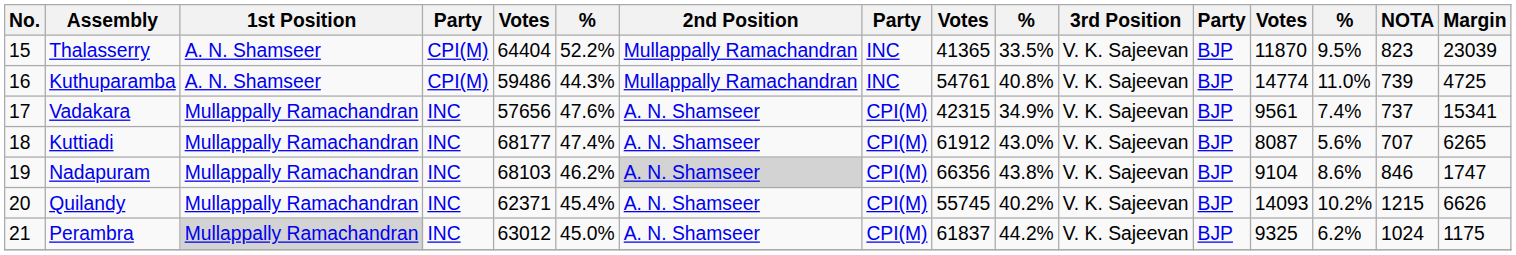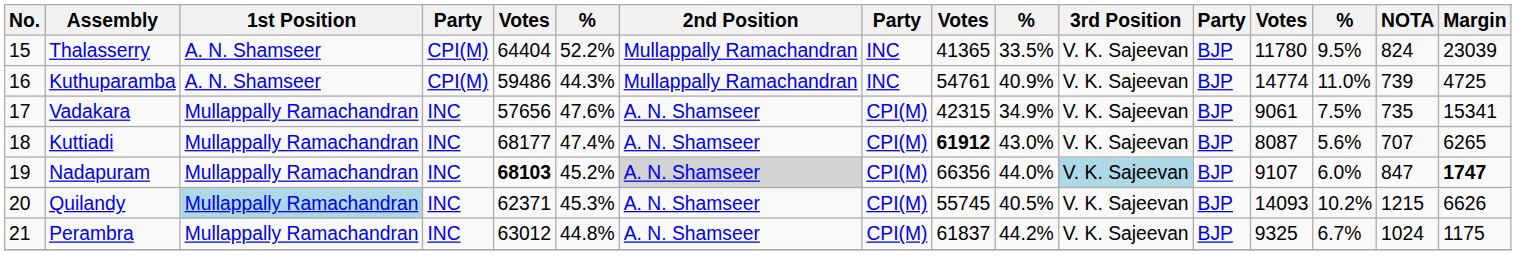(1281, 51) 11870 -> (1281, 51) 11780
(1397, 51) 823 -> (1397, 51) 824
(1026, 81) 40.8% -> (1026, 81) 40.9%
(1276, 112) 9561 -> (1276, 112) 9061
(1339, 112) 7.4% -> (1339, 112) 7.5%
(1397, 112) 737 -> (1397, 112) 735
(963, 142) normal -> (963, 142) bold
(524, 173) normal -> (524, 173) bold
(587, 173) 46.2% -> (587, 173) 45.2%
(1026, 173) 43.8% -> (1026, 173) 44.0%
(1126, 173) no background -> (1126, 173) lightblue background
(1276, 173) 9104 -> (1276, 173) 9107
(1339, 173) 8.6% -> (1339, 173) 6.0%
(1397, 173) 846 -> (1397, 173) 847
(1465, 173) normal -> (1465, 173) bold
(302, 203) no background -> (302, 203) lightblue background
(587, 203) 45.4% -> (587, 203) 45.3%
(1026, 203) 40.2% -> (1026, 203) 40.5%
(302, 234) lightgrey background -> (302, 234) no background
(587, 234) 45.0% -> (587, 234) 44.8%
(1339, 234) 6.2% -> (1339, 234) 6.7%
